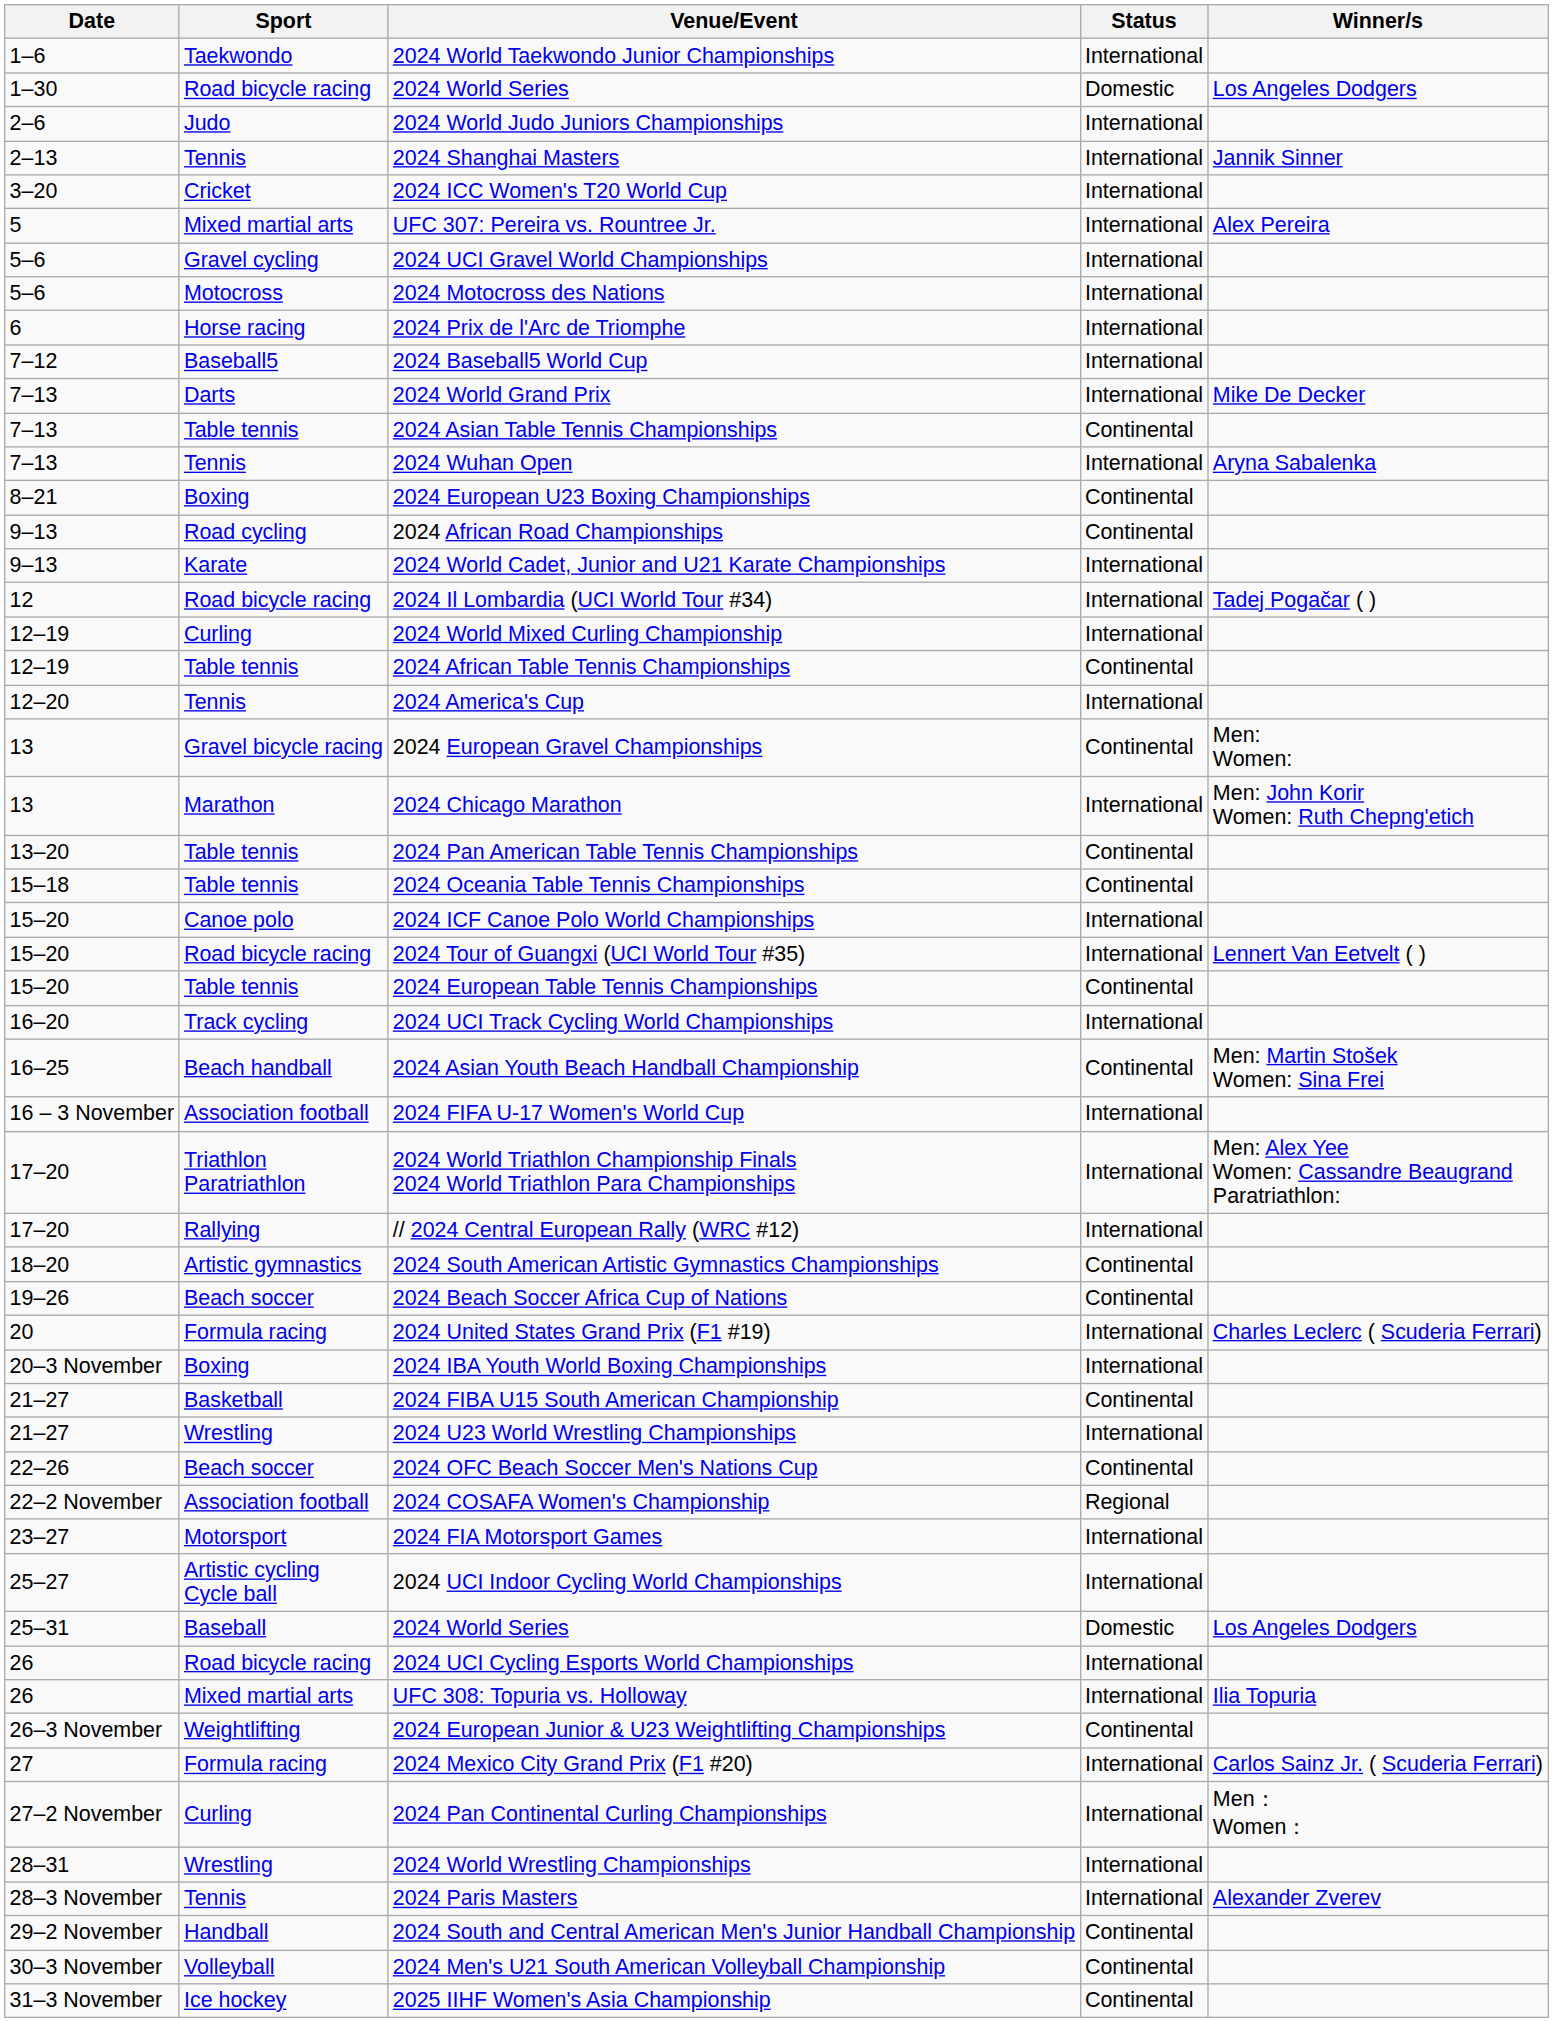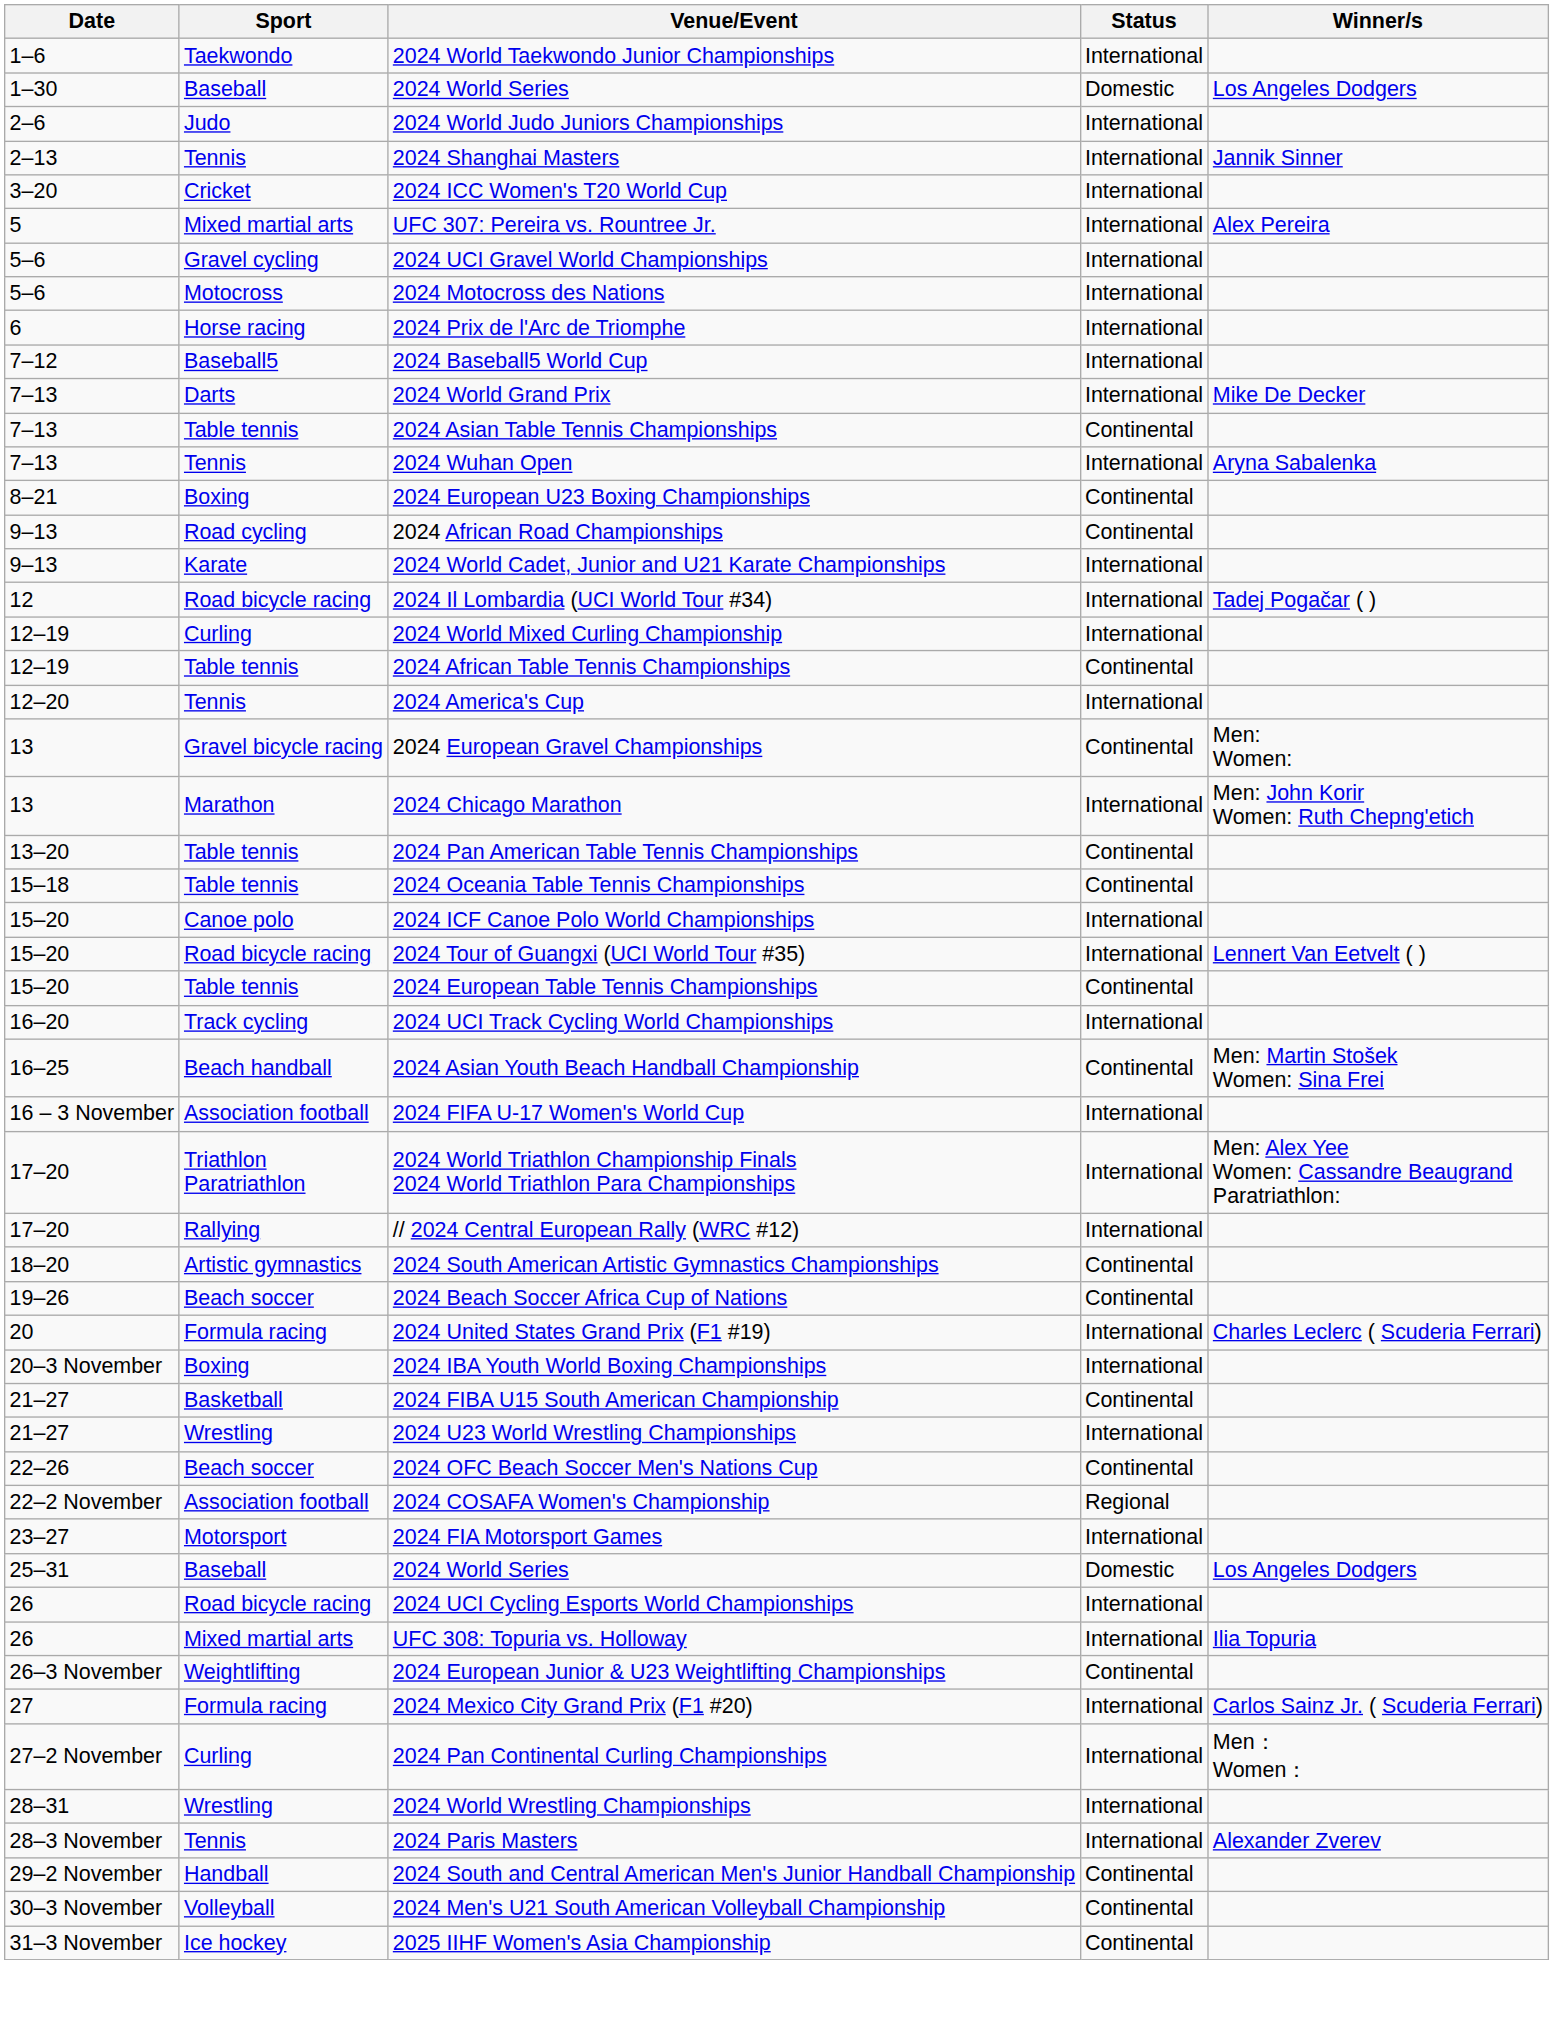(278, 89) Road bicycle racing -> (225, 89) Baseball
- row: (39, 1582)
